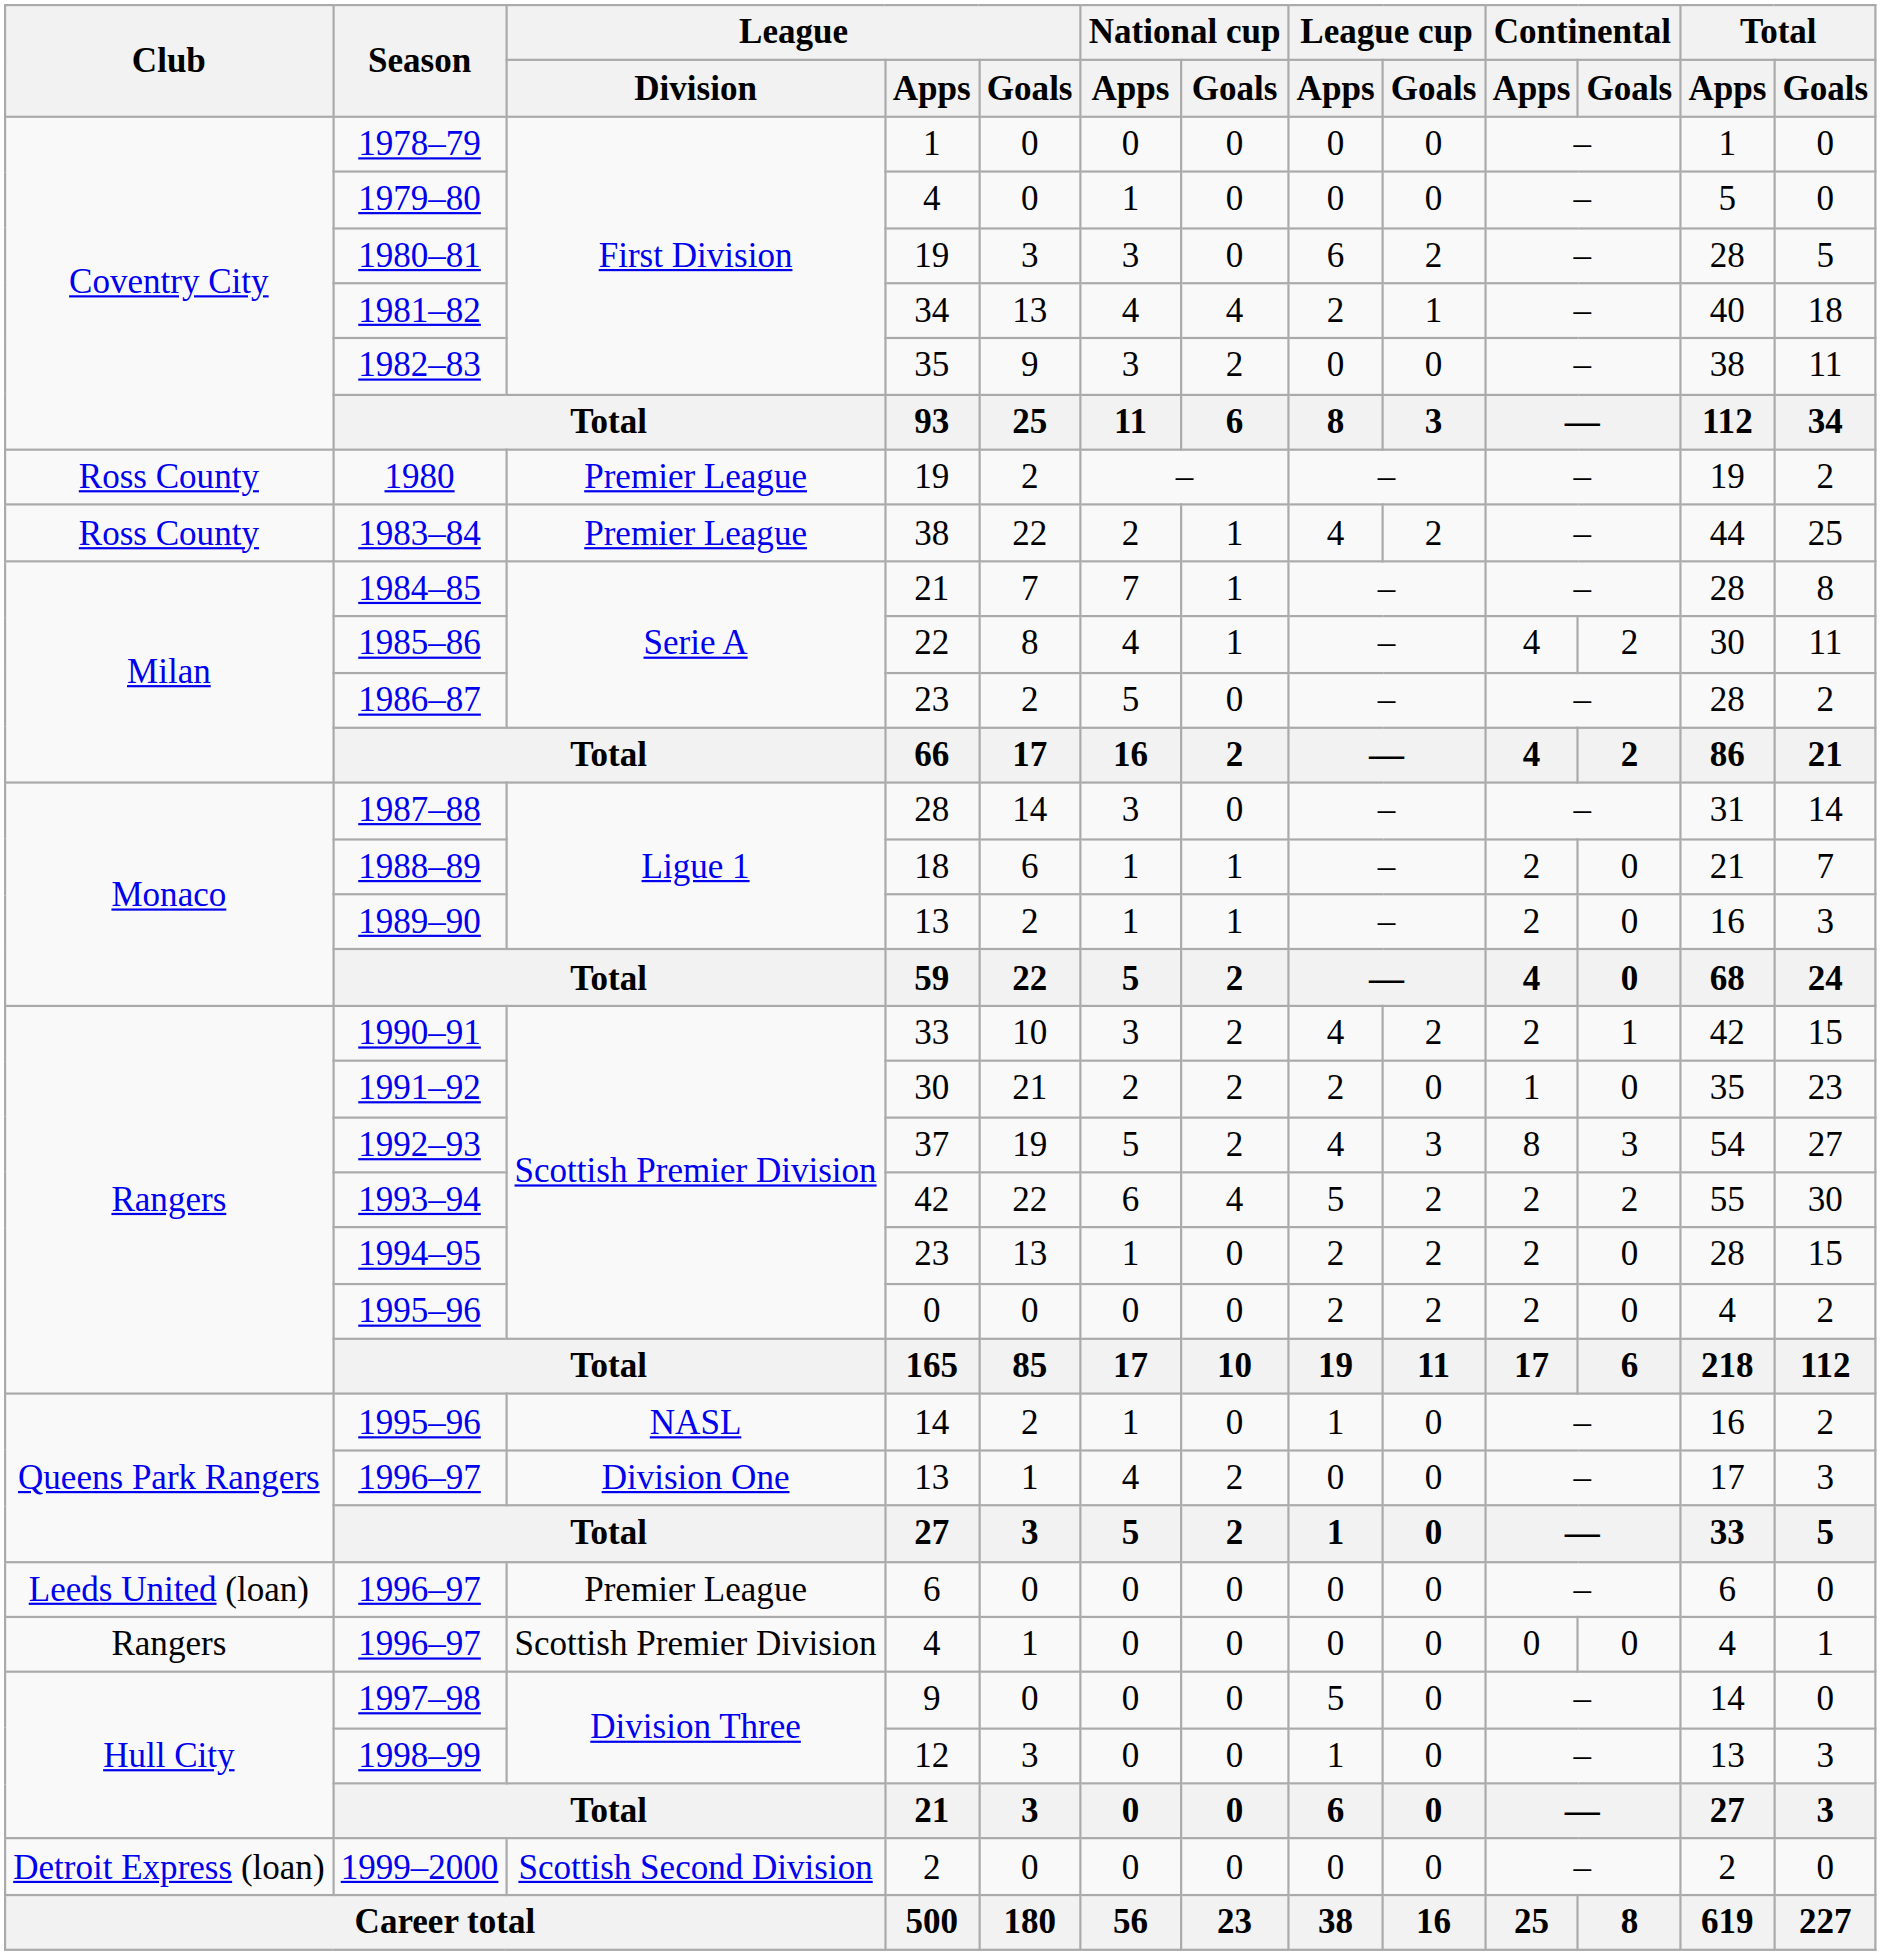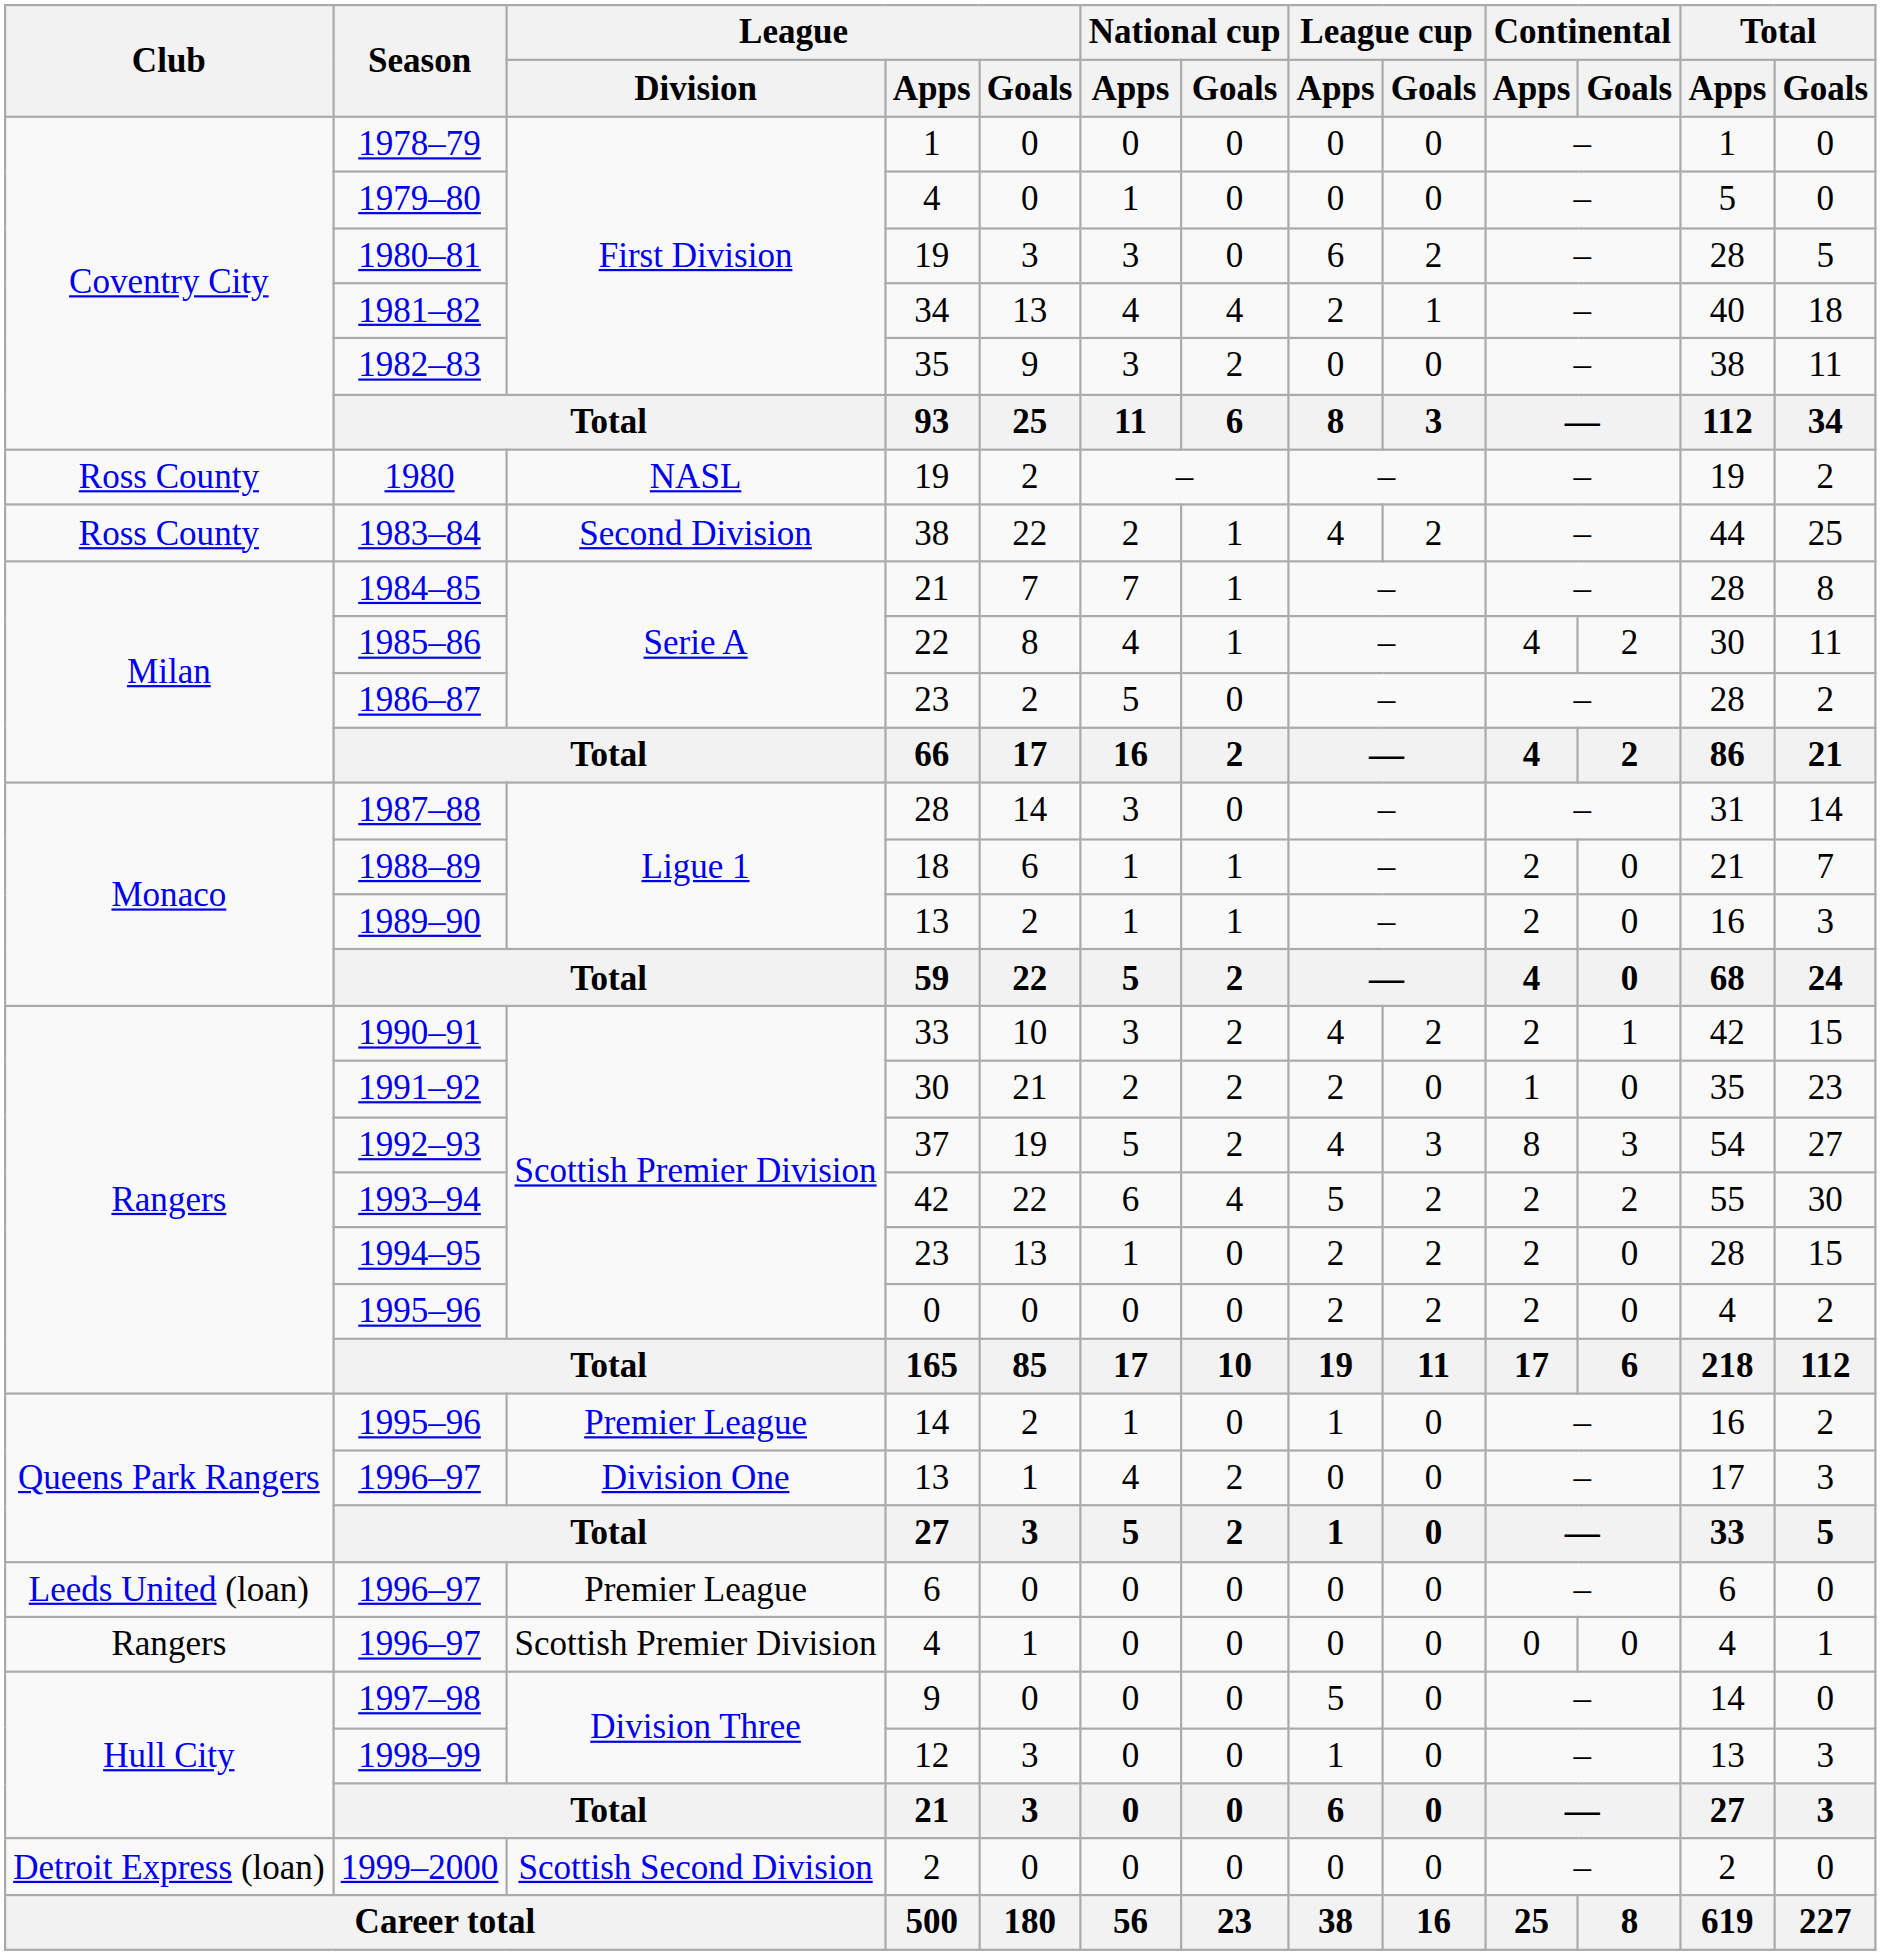(696, 476) Premier League -> (696, 476) NASL
(696, 532) Premier League -> (696, 532) Second Division
(696, 1421) NASL -> (696, 1421) Premier League
